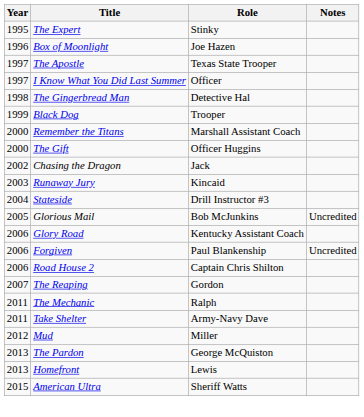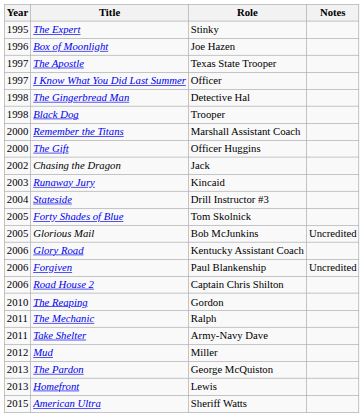(18, 115) 1999 -> (18, 115) 1998
+ row: (78, 217)
(18, 285) 2007 -> (18, 302) 2010
